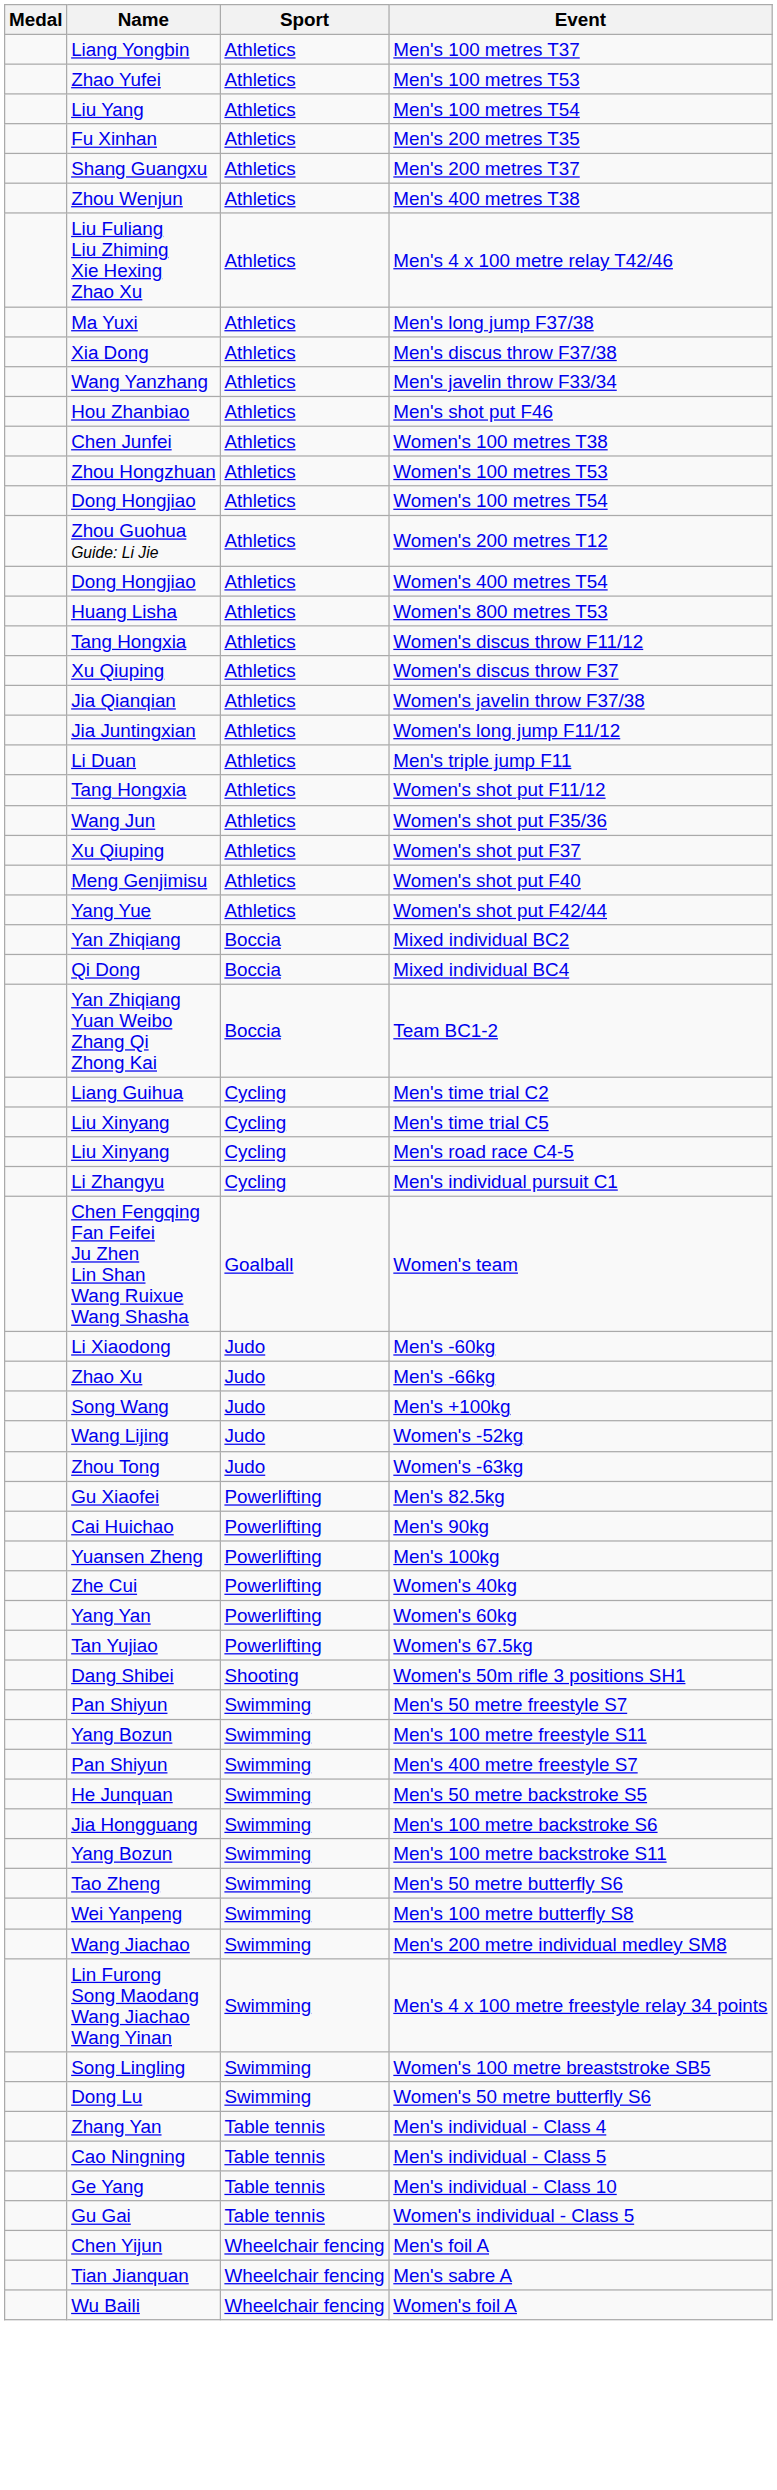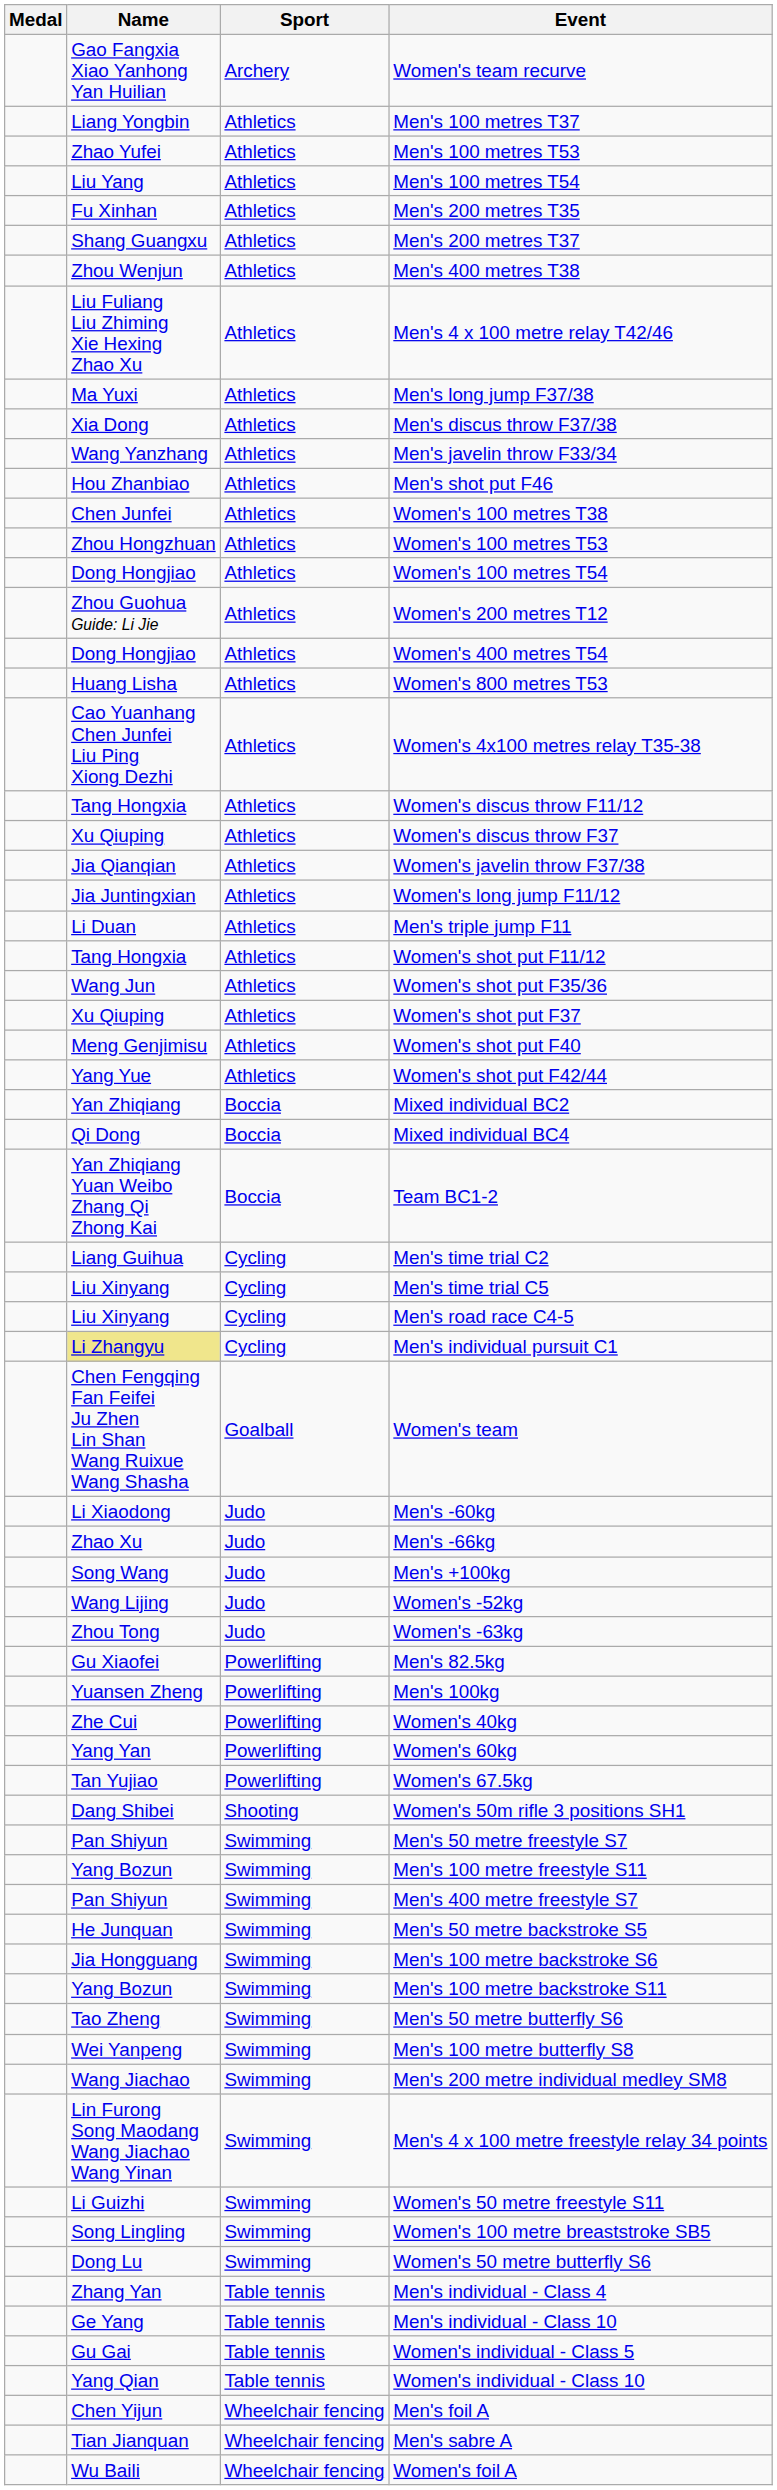+ row: (490, 71)
+ row: (547, 745)
(118, 1182) no background -> (118, 1347) khaki background
- row: (441, 1526)
+ row: (529, 2202)
- row: (500, 2156)
+ row: (519, 2381)
